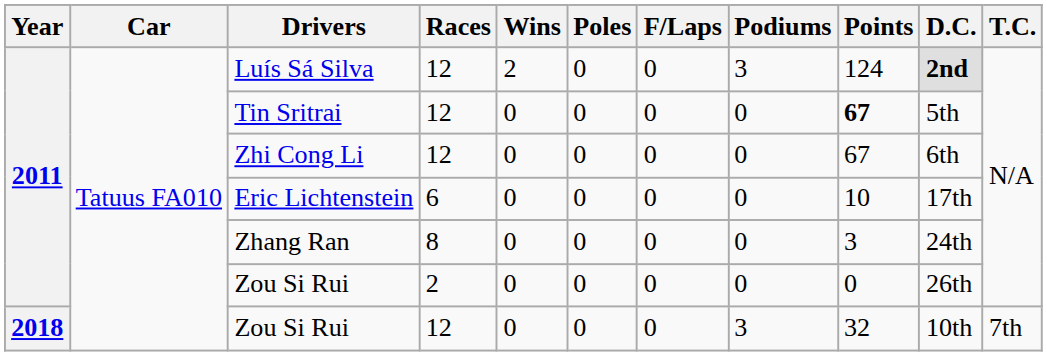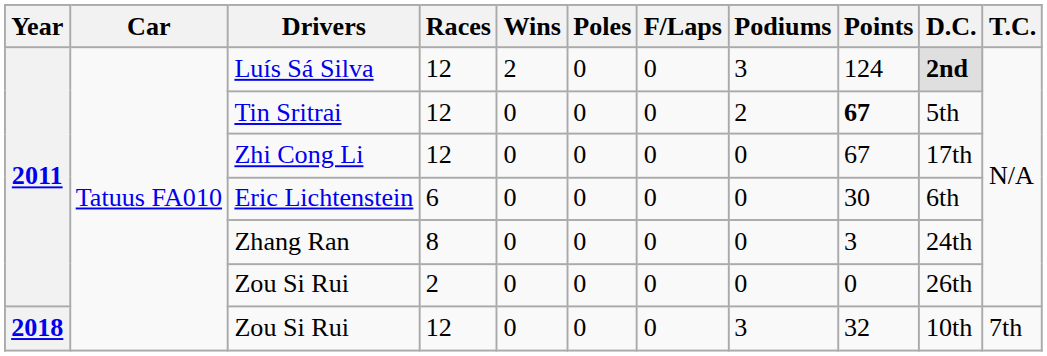(741, 111) 0 -> (741, 111) 2
(943, 154) 6th -> (949, 154) 17th
(857, 197) 10 -> (857, 197) 30
(949, 197) 17th -> (943, 197) 6th
